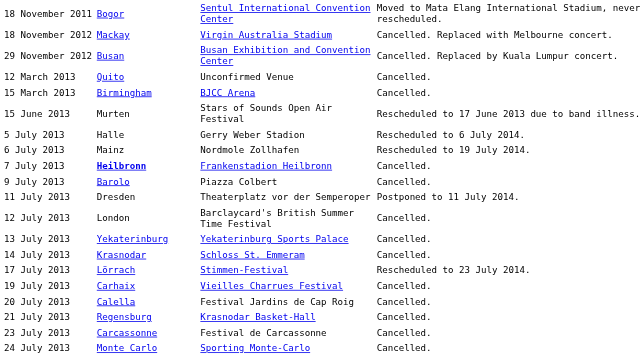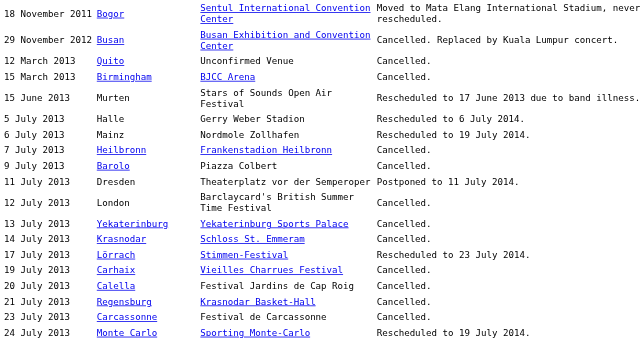- row: (48, 35)
(121, 166) bold -> (121, 150) normal
(404, 348) Cancelled. -> (454, 333) Rescheduled to 19 July 2014.
